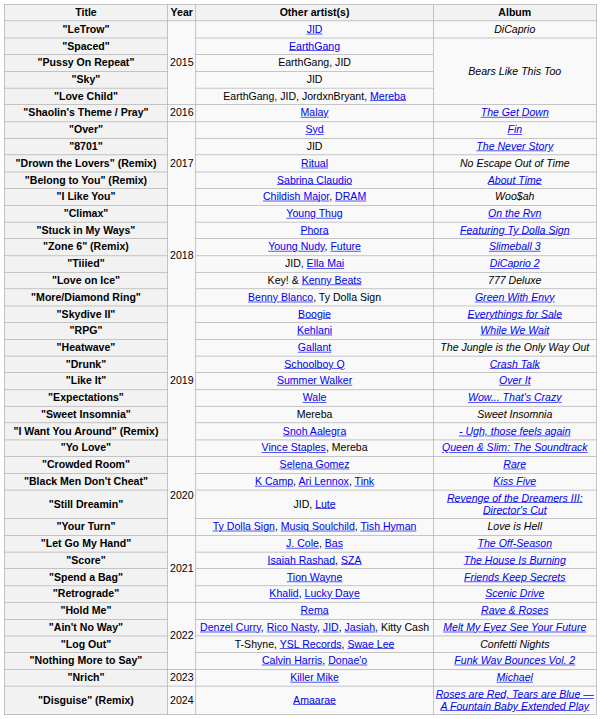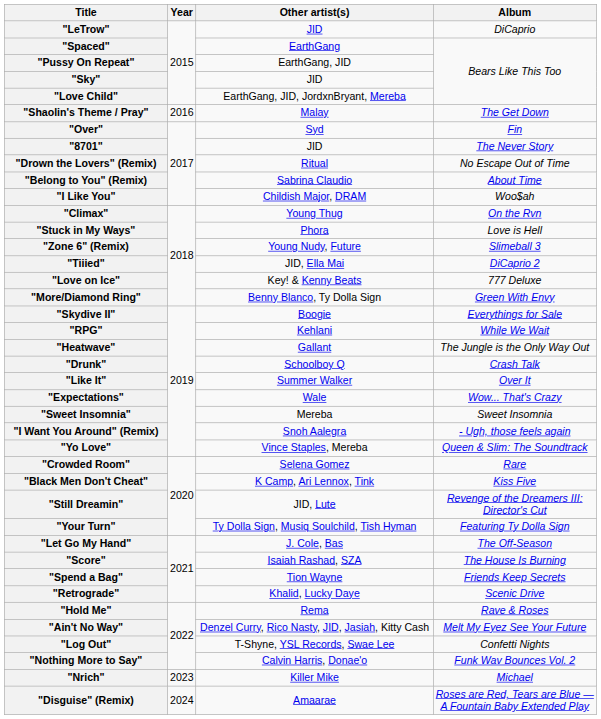(515, 230) Featuring Ty Dolla Sign -> (515, 230) Love is Hell
(515, 527) Love is Hell -> (515, 527) Featuring Ty Dolla Sign
